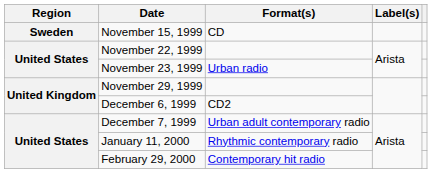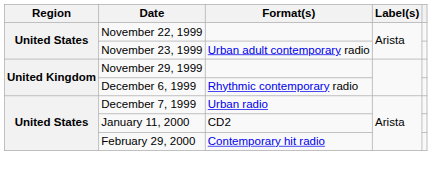- row: (152, 31)
(238, 68) Urban radio -> (289, 50) Urban adult contemporary radio
(219, 104) CD2 -> (283, 86) Rhythmic contemporary radio
(289, 123) Urban adult contemporary radio -> (238, 104) Urban radio
(283, 141) Rhythmic contemporary radio -> (219, 123) CD2
